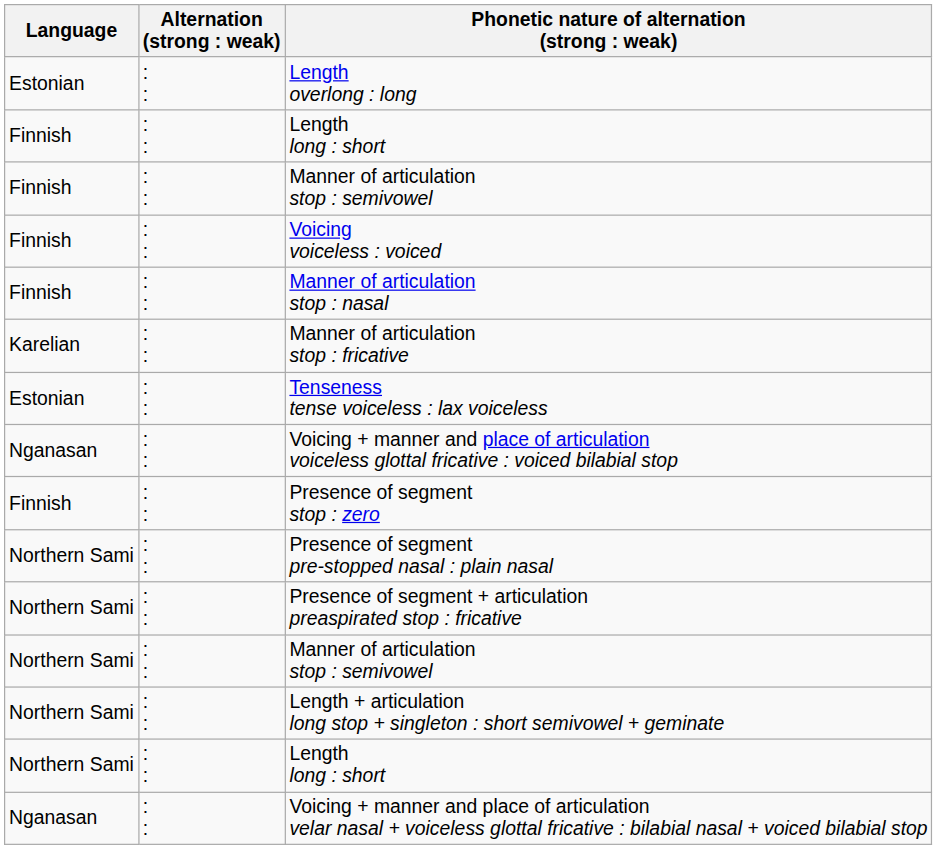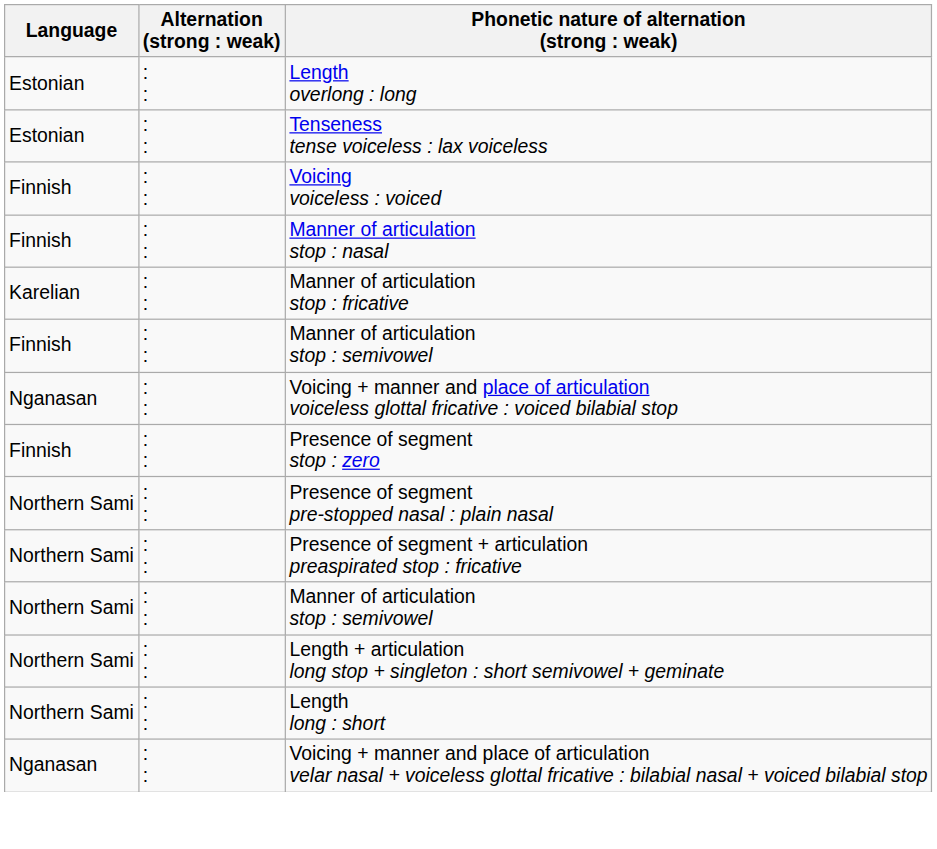- row: (40, 135)
rows swapped: (47, 398) <-> (40, 188)
